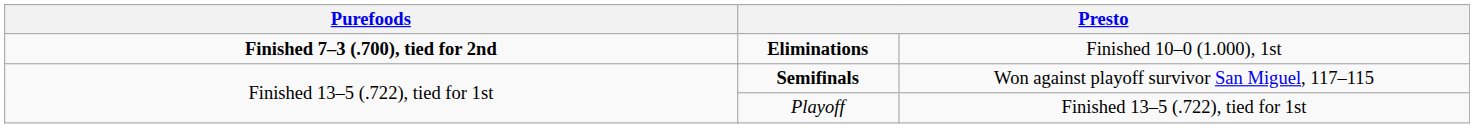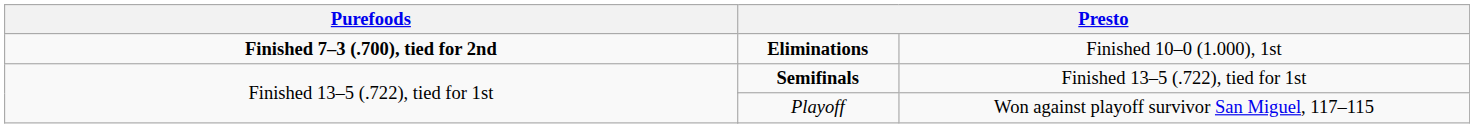(1184, 78) Won against playoff survivor San Miguel, 117–115 -> (1184, 78) Finished 13–5 (.722), tied for 1st
(1184, 107) Finished 13–5 (.722), tied for 1st -> (1184, 107) Won against playoff survivor San Miguel, 117–115
